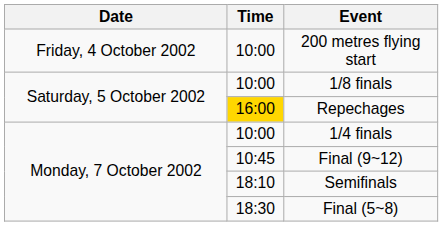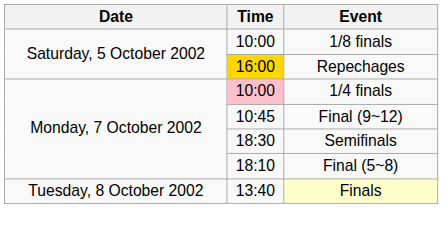- row: (361, 50)
(255, 134) no background -> (255, 91) pink background
(255, 183) 18:10 -> (255, 141) 18:30
(255, 208) 18:30 -> (255, 166) 18:10
+ row: (361, 191)
